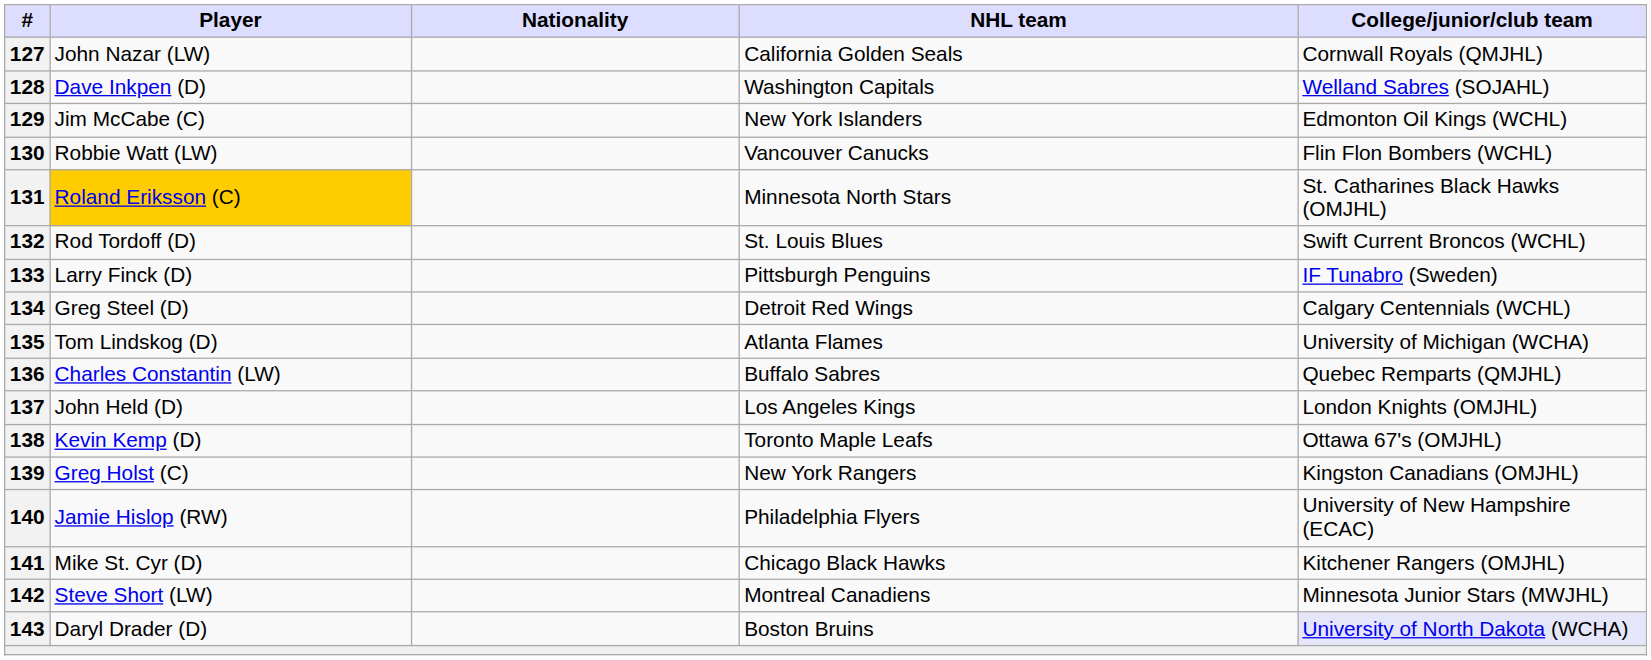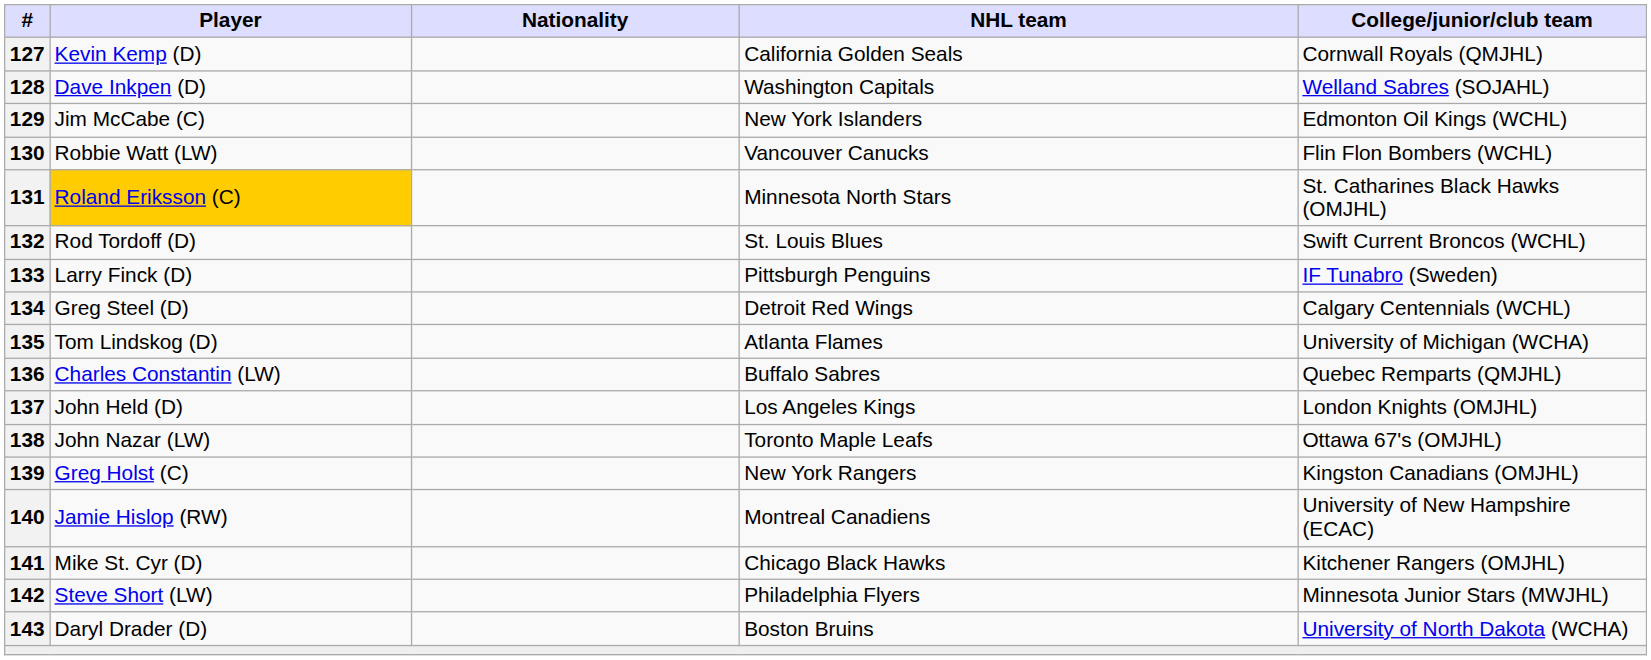(132, 53) John Nazar (LW) -> (128, 53) Kevin Kemp (D)
(128, 440) Kevin Kemp (D) -> (132, 440) John Nazar (LW)
(832, 517) Philadelphia Flyers -> (837, 517) Montreal Canadiens
(837, 595) Montreal Canadiens -> (832, 595) Philadelphia Flyers
(1465, 628) lavender background -> (1465, 628) no background
